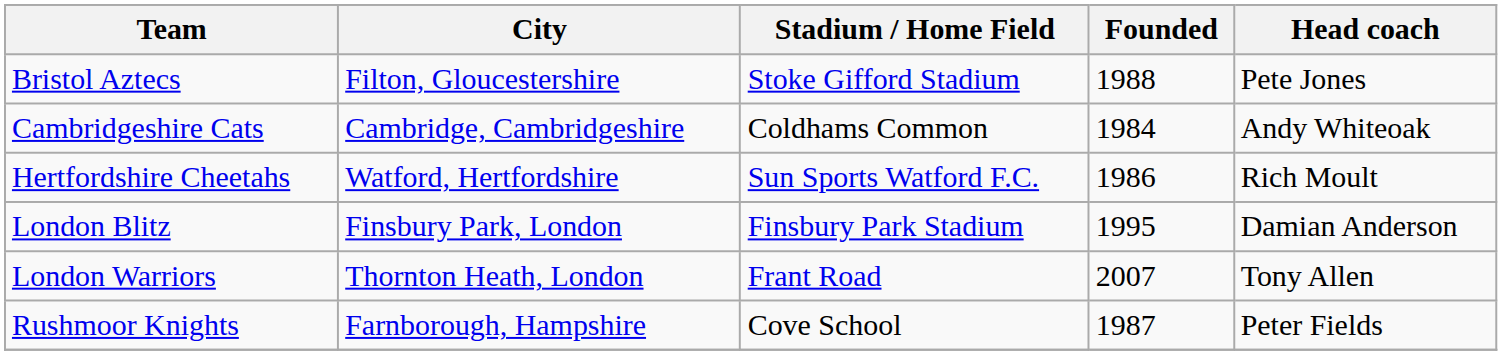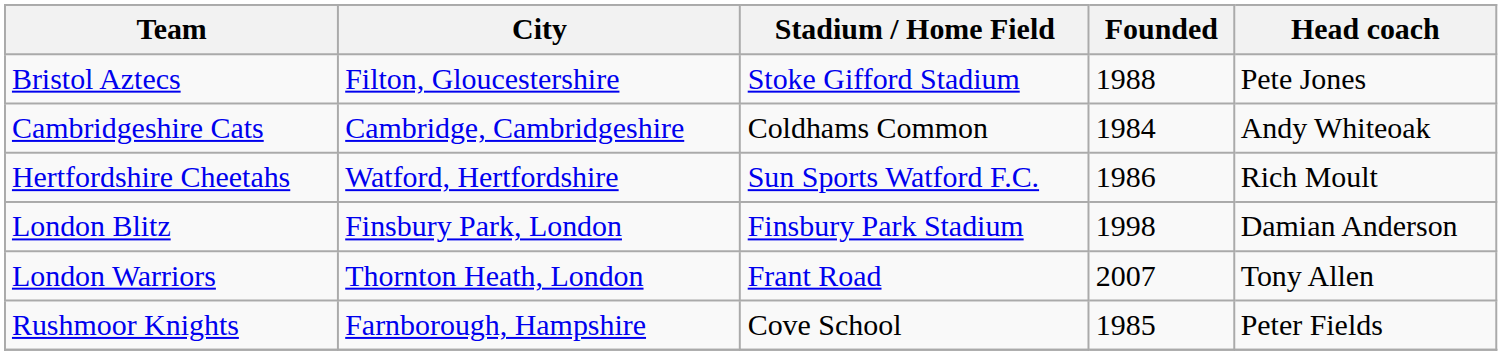(1126, 226) 1995 -> (1126, 226) 1998
(1126, 325) 1987 -> (1126, 325) 1985
